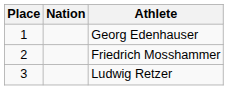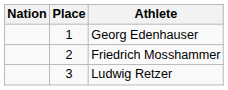columns swapped: (24, 14) <-> (66, 14)
